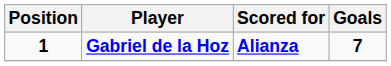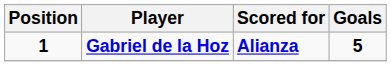(358, 46) 7 -> (358, 46) 5
